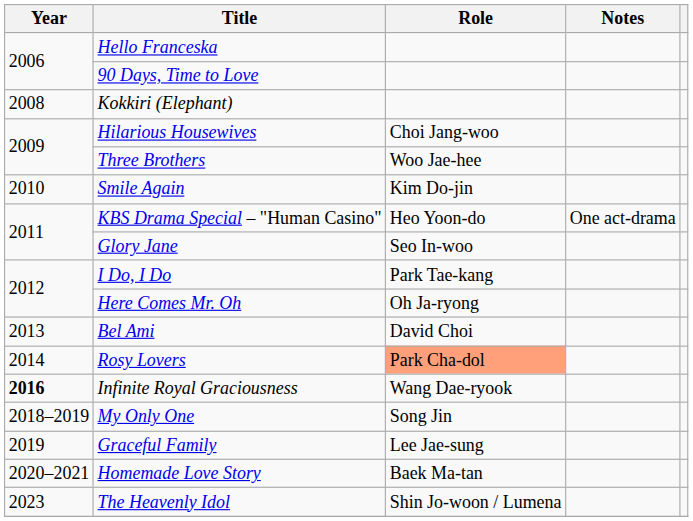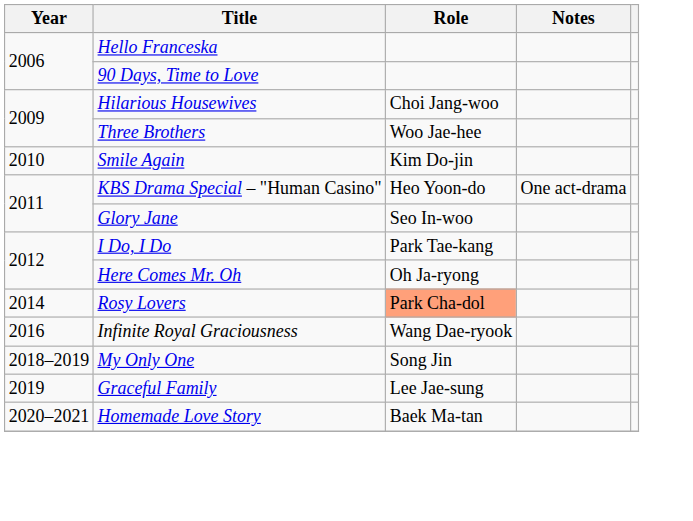- row: (165, 103)
- row: (126, 331)
(27, 388) bold -> (27, 331) normal
- row: (164, 501)
